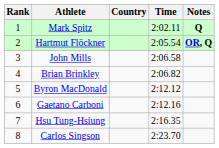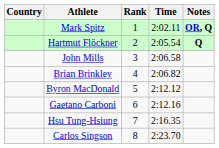columns swapped: (18, 12) <-> (129, 12)
(199, 27) Q -> (199, 27) OR, Q
(199, 43) OR, Q -> (199, 43) Q
